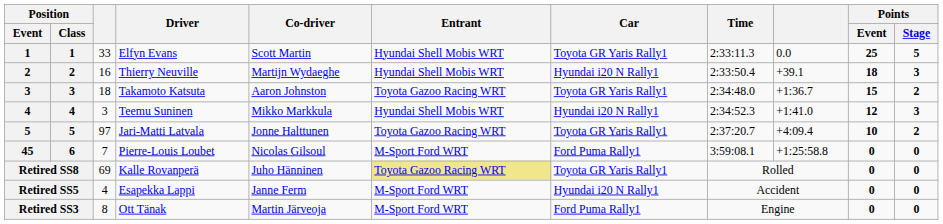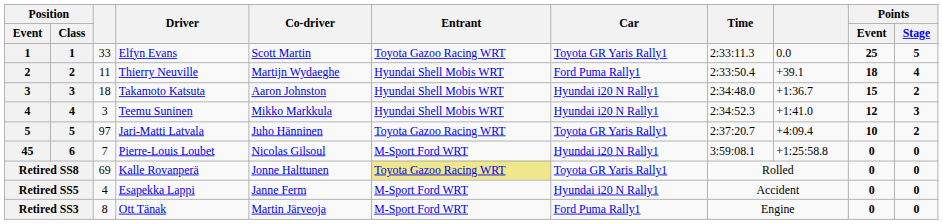(439, 52) Hyundai Shell Mobis WRT -> (440, 52) Toyota Gazoo Racing WRT
(105, 72) 16 -> (105, 72) 11
(606, 72) Hyundai i20 N Rally1 -> (597, 72) Ford Puma Rally1
(916, 72) 3 -> (916, 72) 4
(440, 91) Toyota Gazoo Racing WRT -> (439, 91) Hyundai Shell Mobis WRT
(611, 91) Toyota GR Yaris Rally1 -> (606, 91) Hyundai i20 N Rally1
(290, 130) Jonne Halttunen -> (287, 130) Juho Hänninen
(597, 150) Ford Puma Rally1 -> (606, 150) Hyundai i20 N Rally1
(287, 170) Juho Hänninen -> (290, 170) Jonne Halttunen
